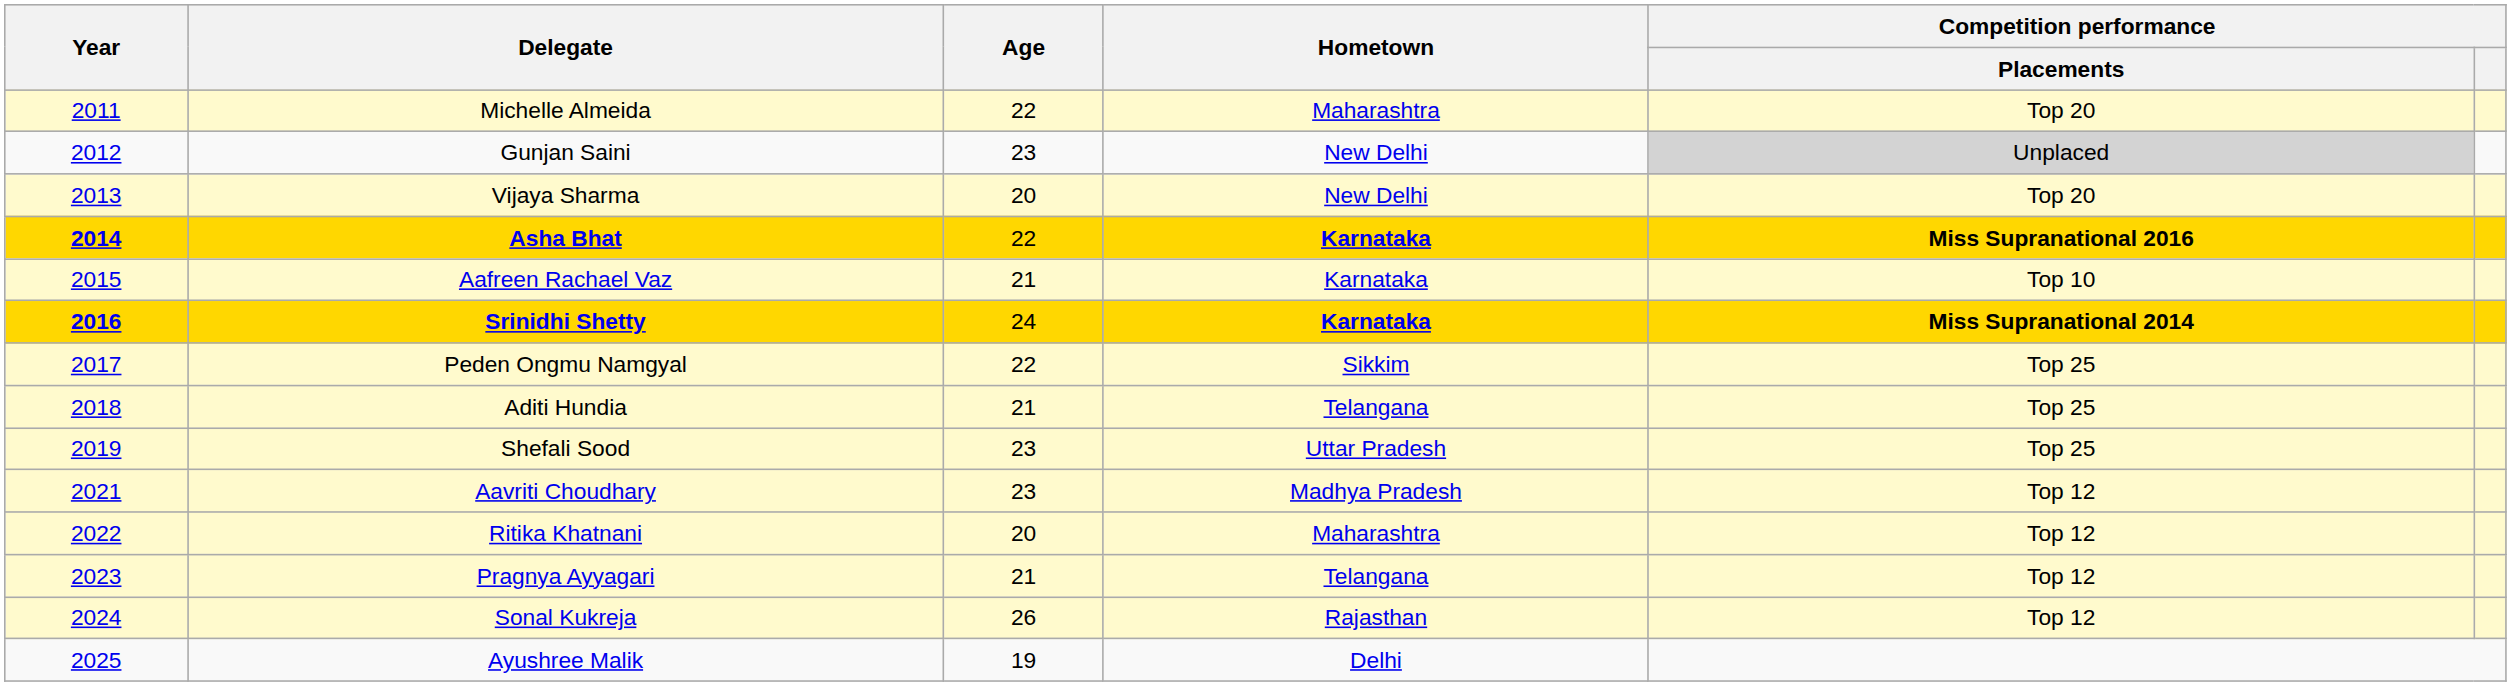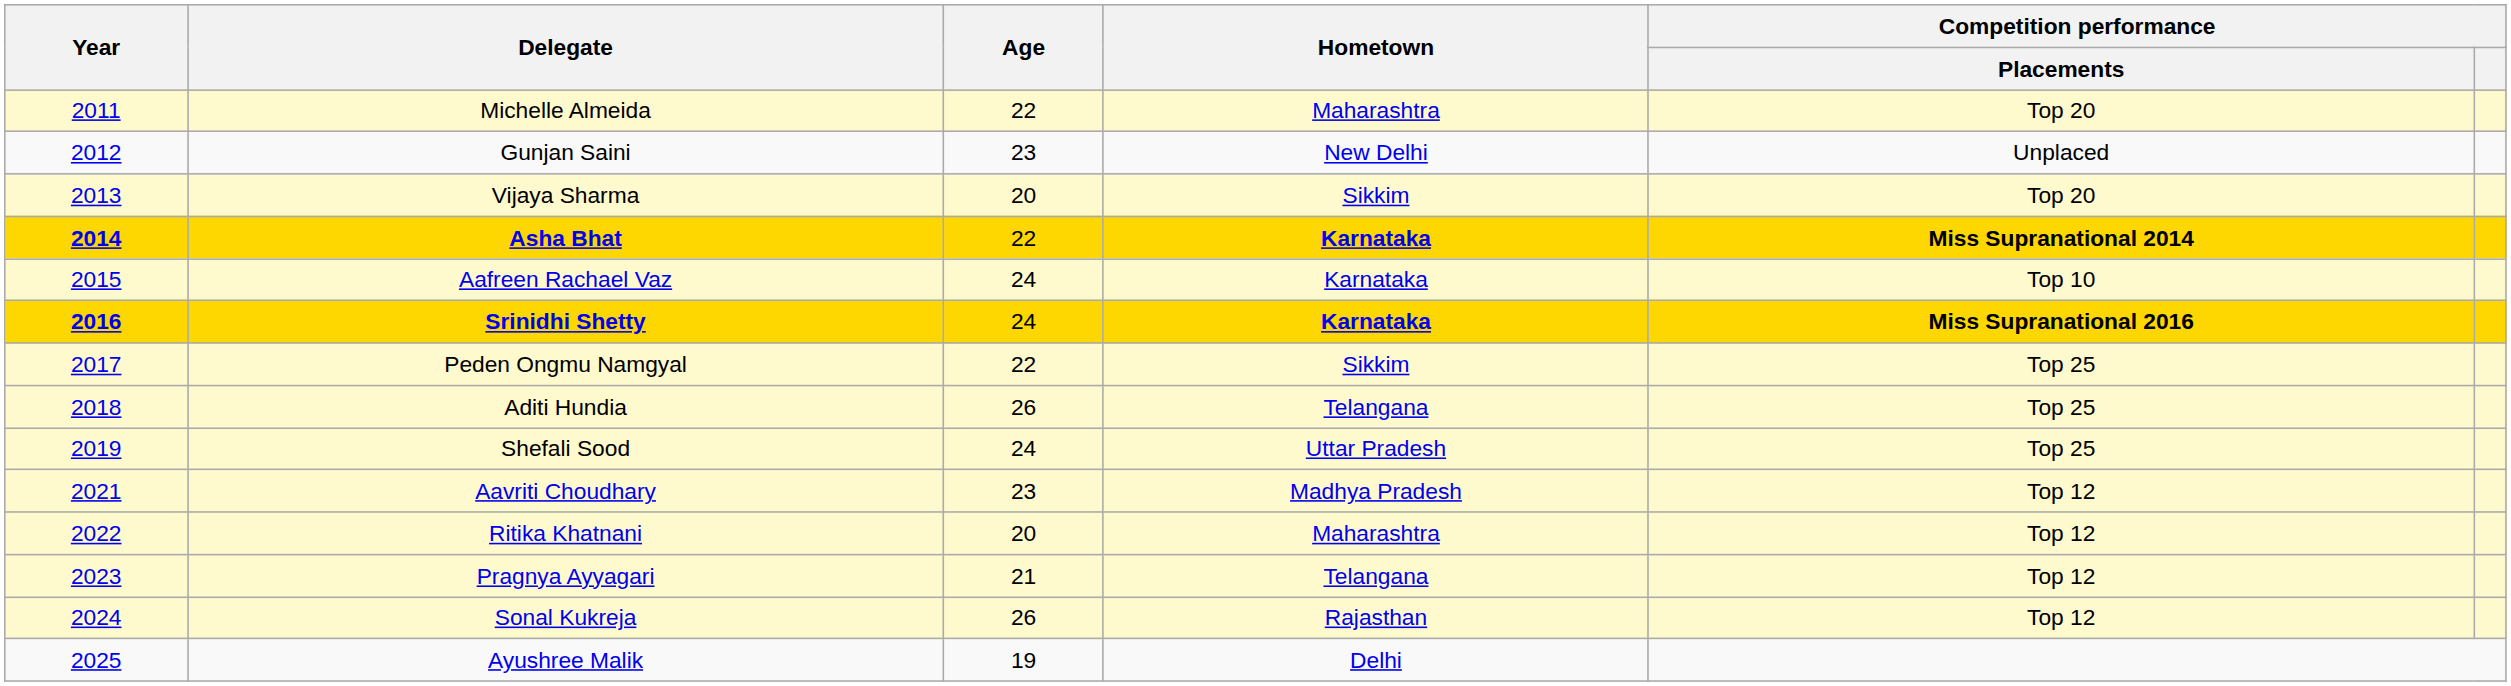(2061, 153) lightgrey background -> (2061, 153) no background
(1376, 195) New Delhi -> (1376, 195) Sikkim
(2061, 238) Miss Supranational 2016 -> (2061, 238) Miss Supranational 2014
(1024, 280) 21 -> (1024, 280) 24
(2061, 322) Miss Supranational 2014 -> (2061, 322) Miss Supranational 2016
(1024, 407) 21 -> (1024, 407) 26
(1024, 449) 23 -> (1024, 449) 24
